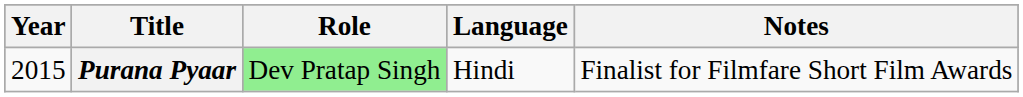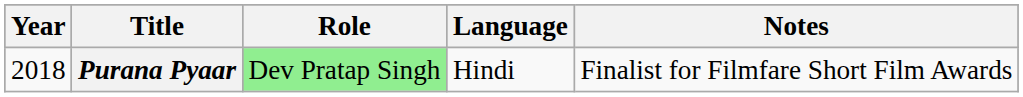(38, 69) 2015 -> (38, 69) 2018
